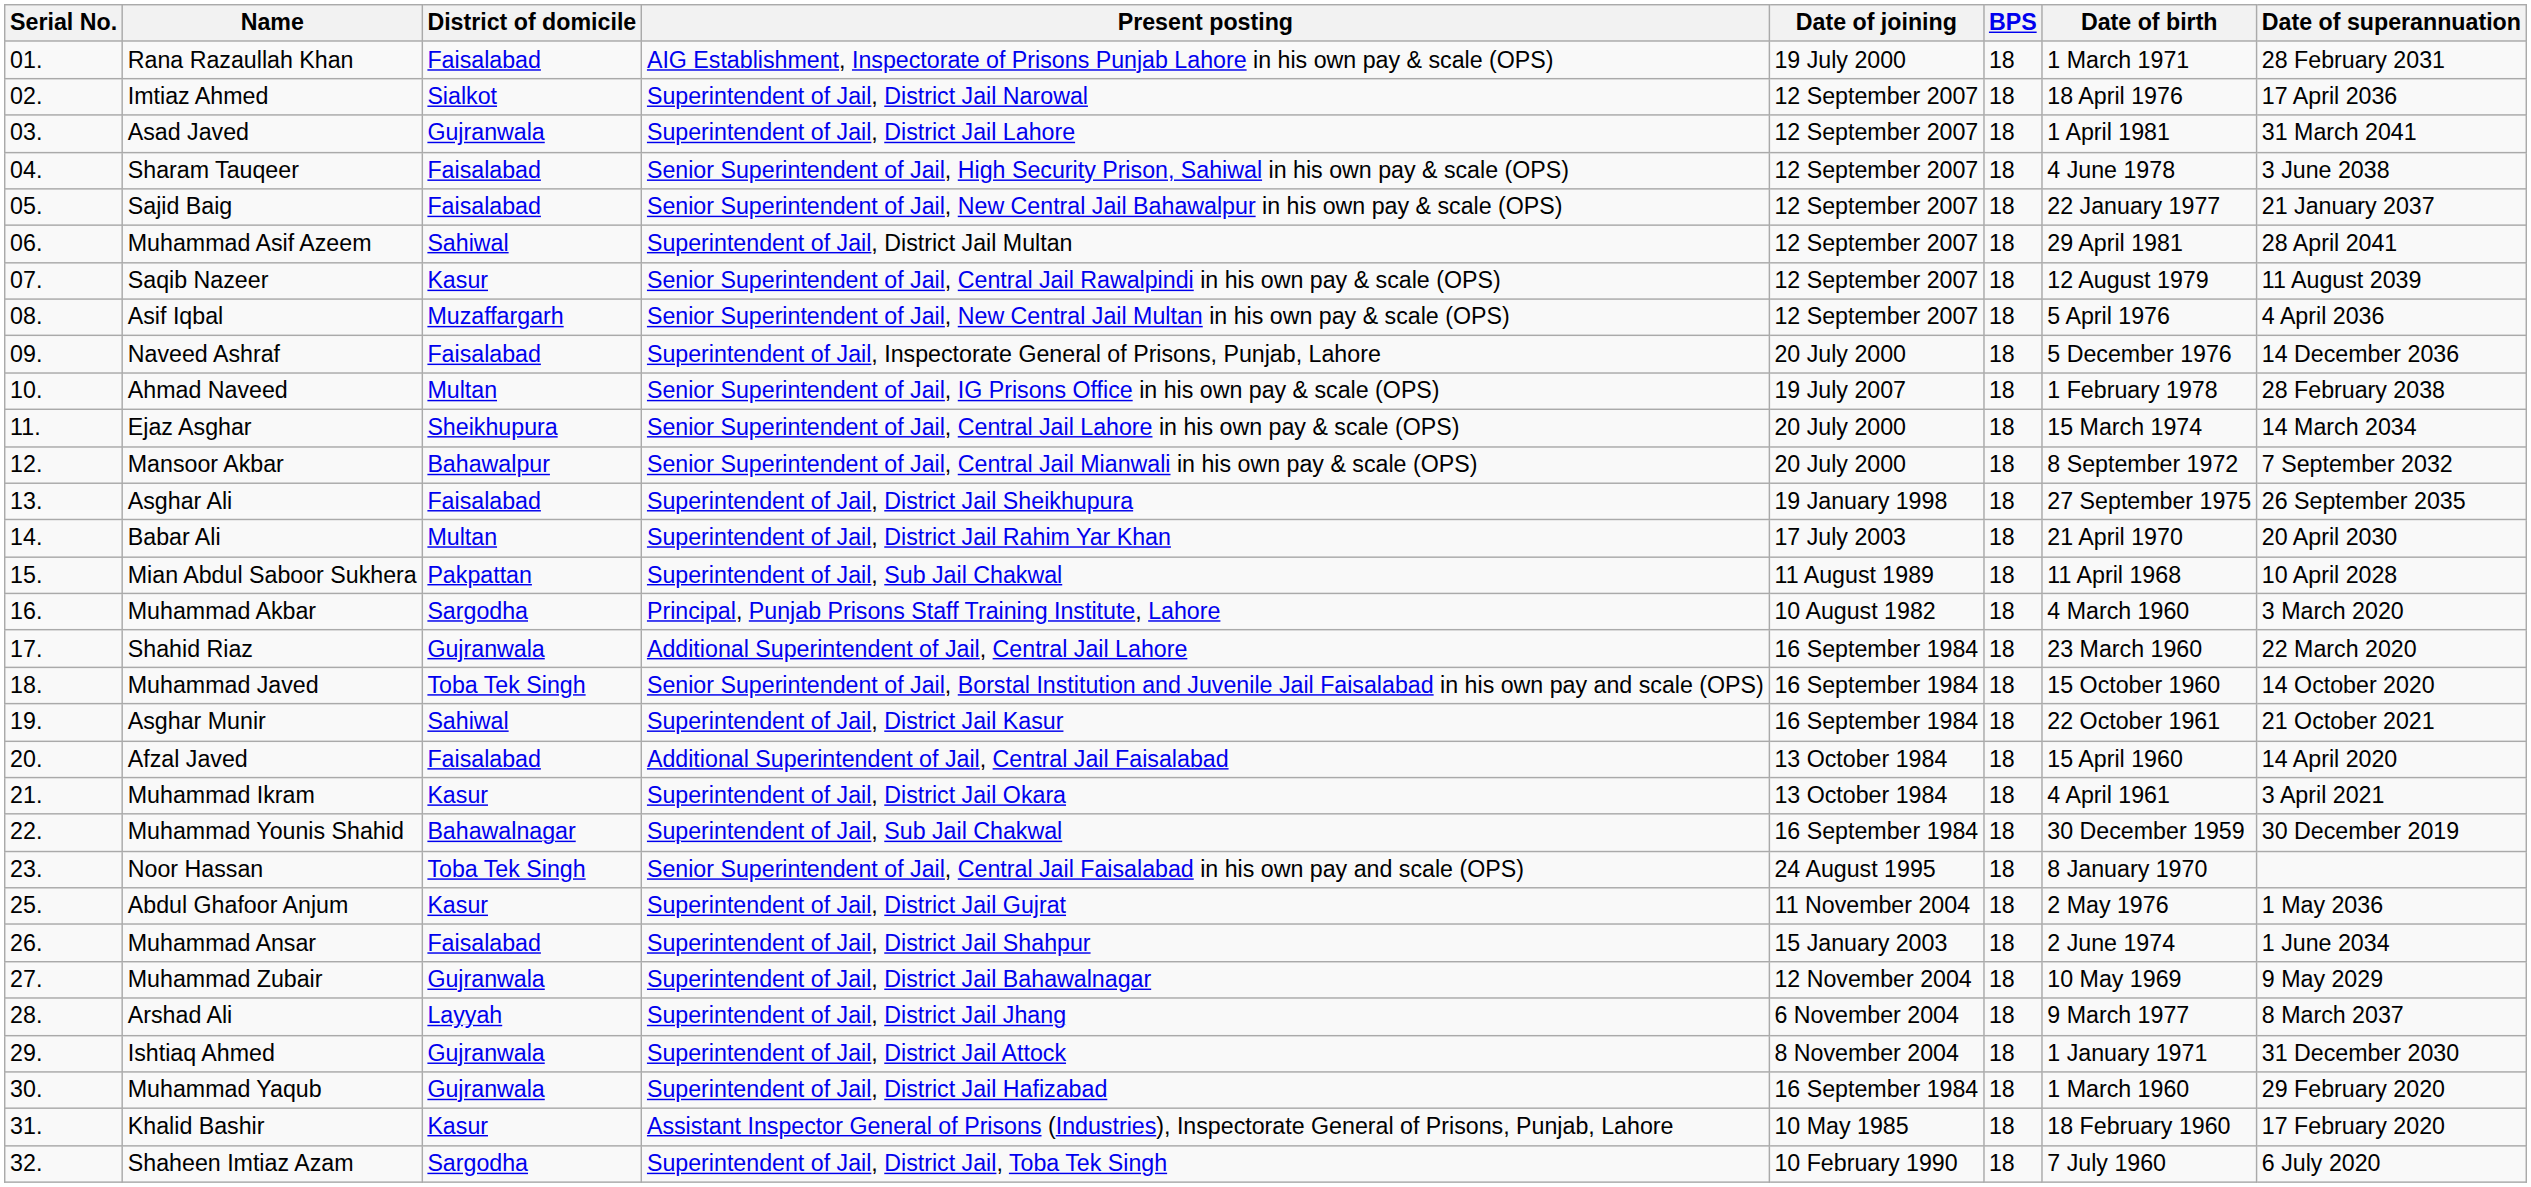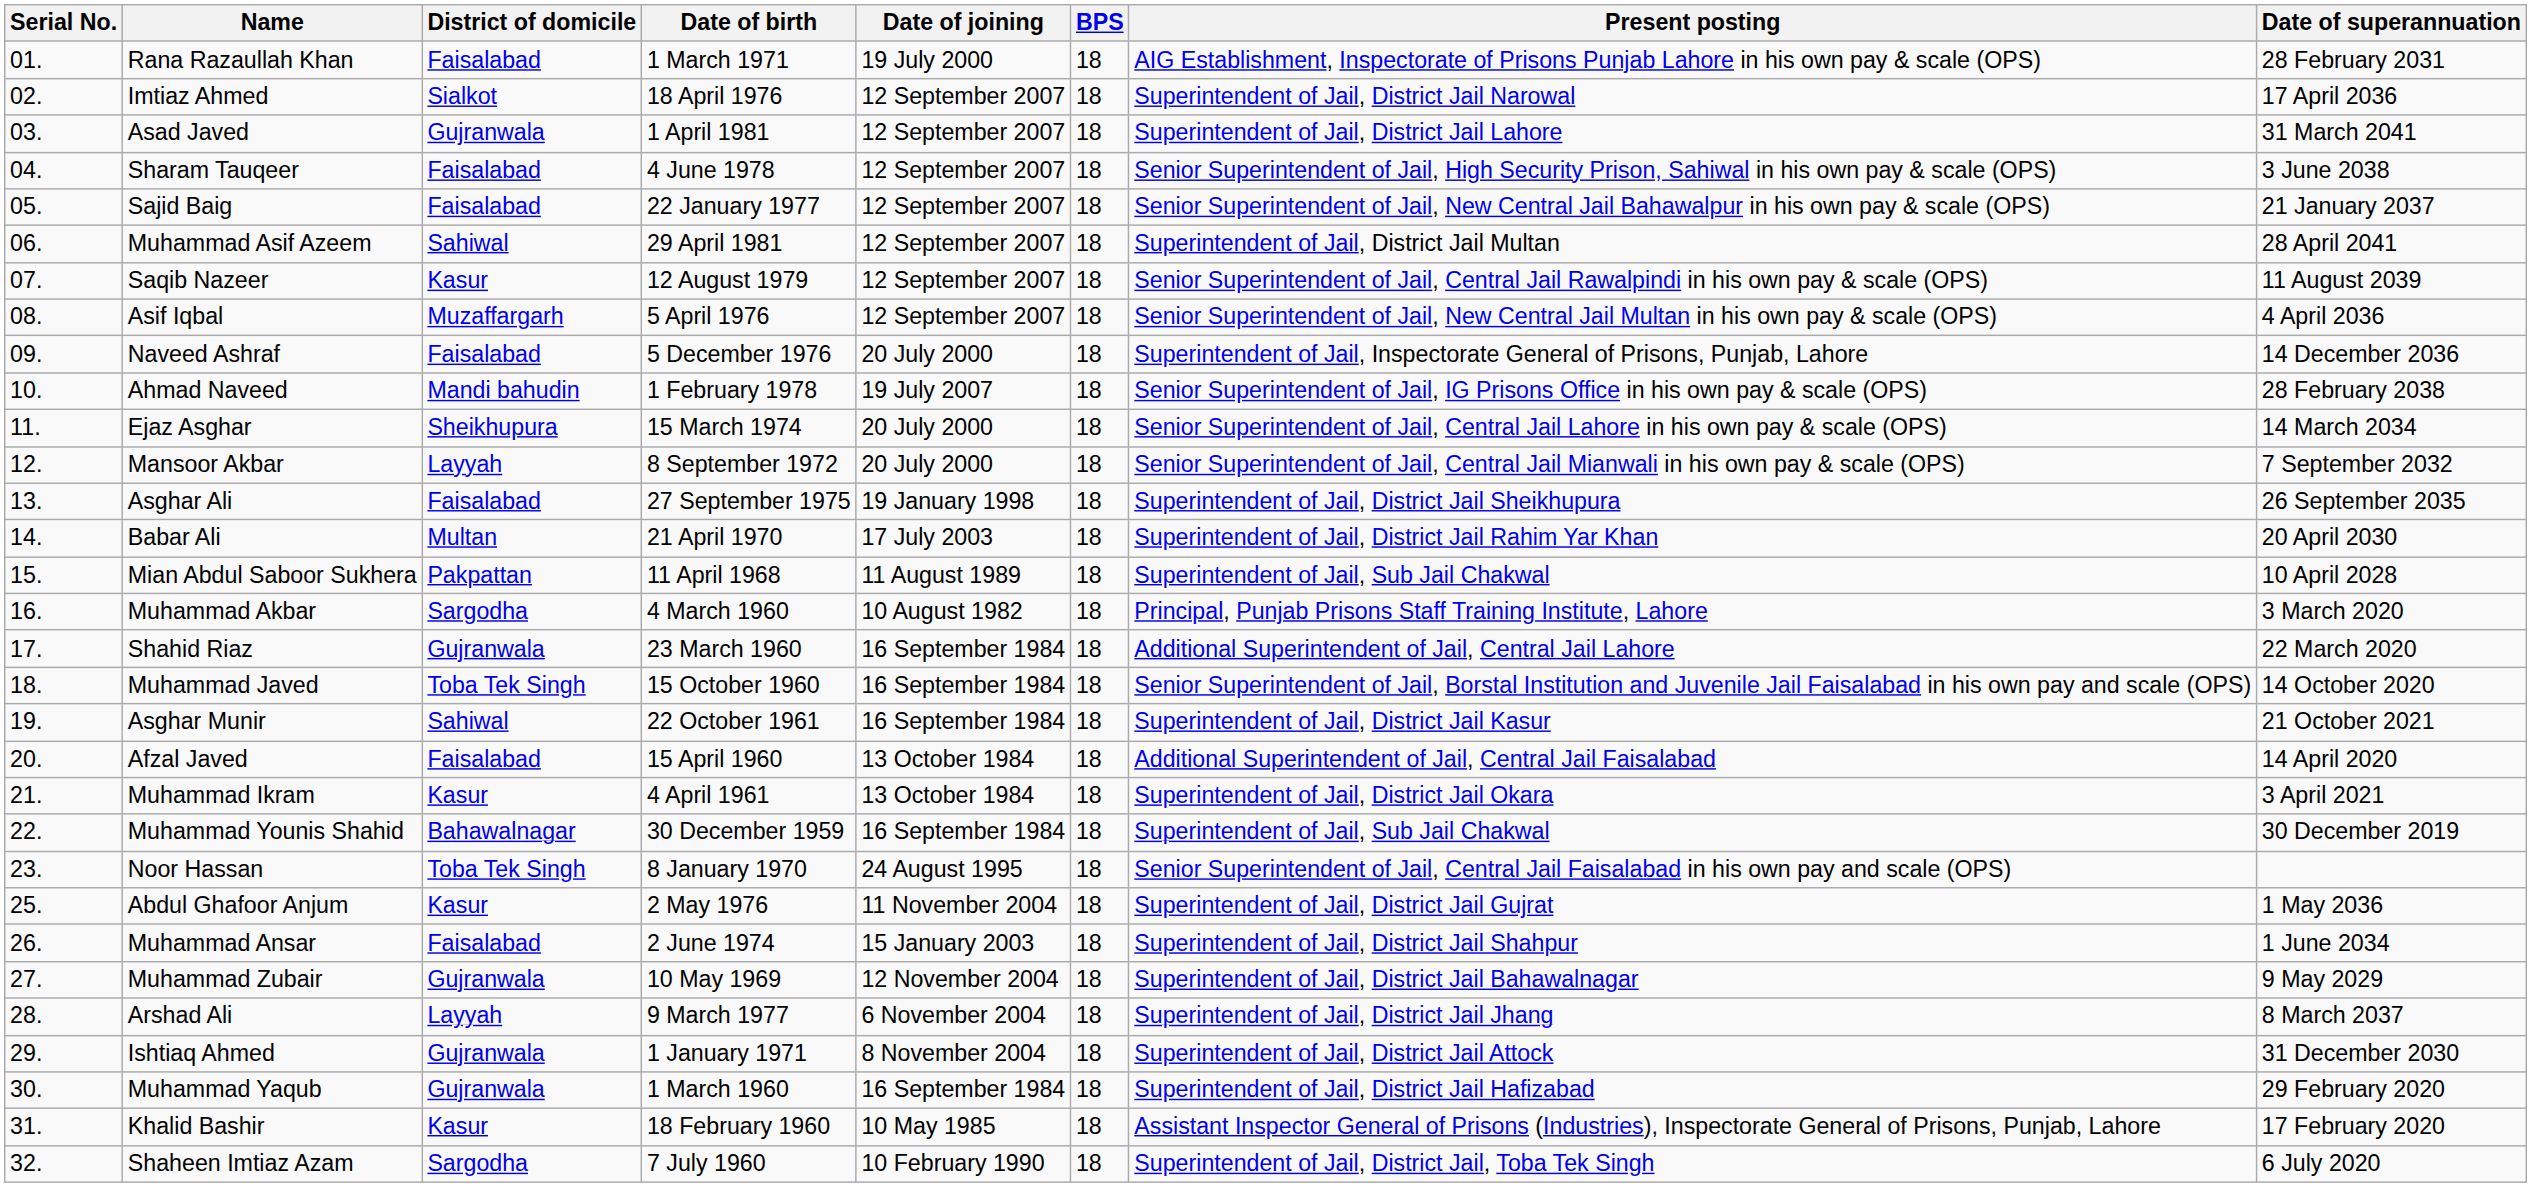columns swapped: (2149, 22) <-> (1205, 22)
(462, 390) Multan -> (504, 390) Mandi bahudin
(489, 464) Bahawalpur -> (465, 464) Layyah
